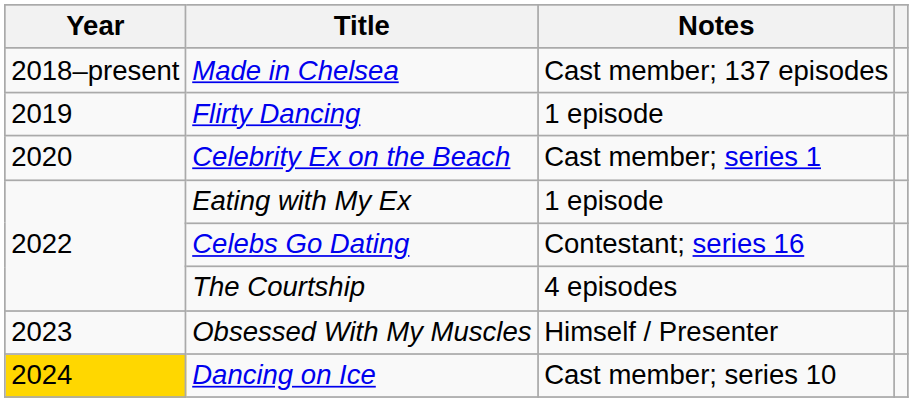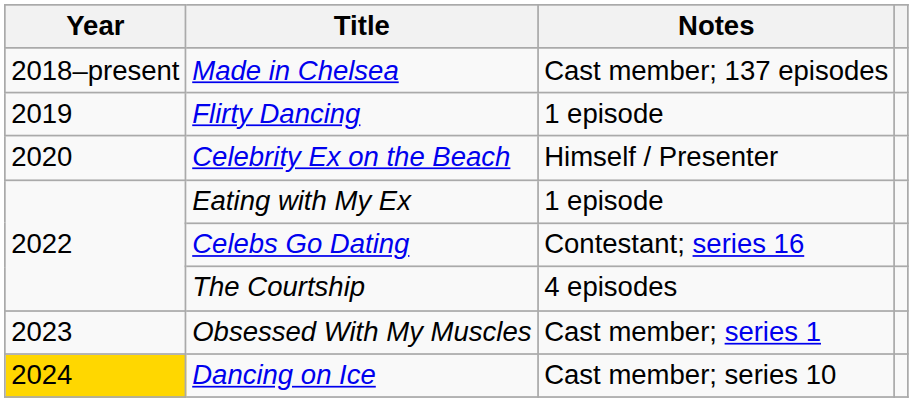(683, 157) Cast member; series 1 -> (661, 157) Himself / Presenter
(661, 331) Himself / Presenter -> (683, 331) Cast member; series 1
